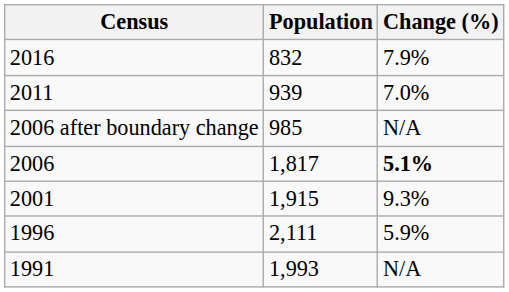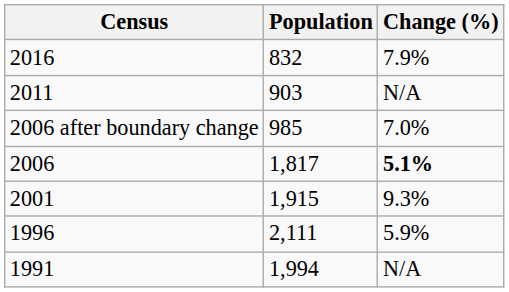(286, 92) 939 -> (286, 92) 903
(406, 92) 7.0% -> (402, 92) N/A
(402, 127) N/A -> (406, 127) 7.0%
(294, 269) 1,993 -> (294, 269) 1,994
